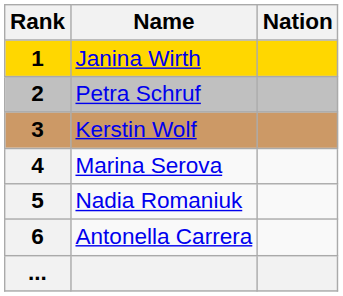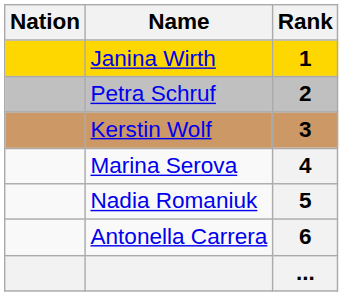columns swapped: (37, 22) <-> (298, 22)
